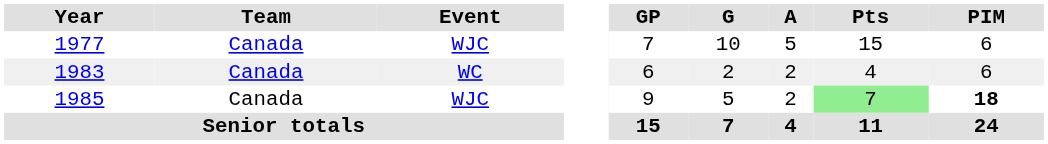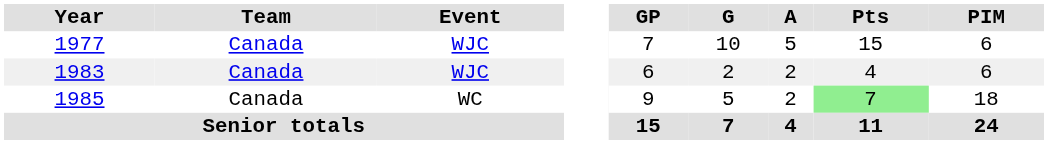(470, 72) WC -> (470, 72) WJC
(470, 99) WJC -> (470, 99) WC
(986, 99) bold -> (986, 99) normal
